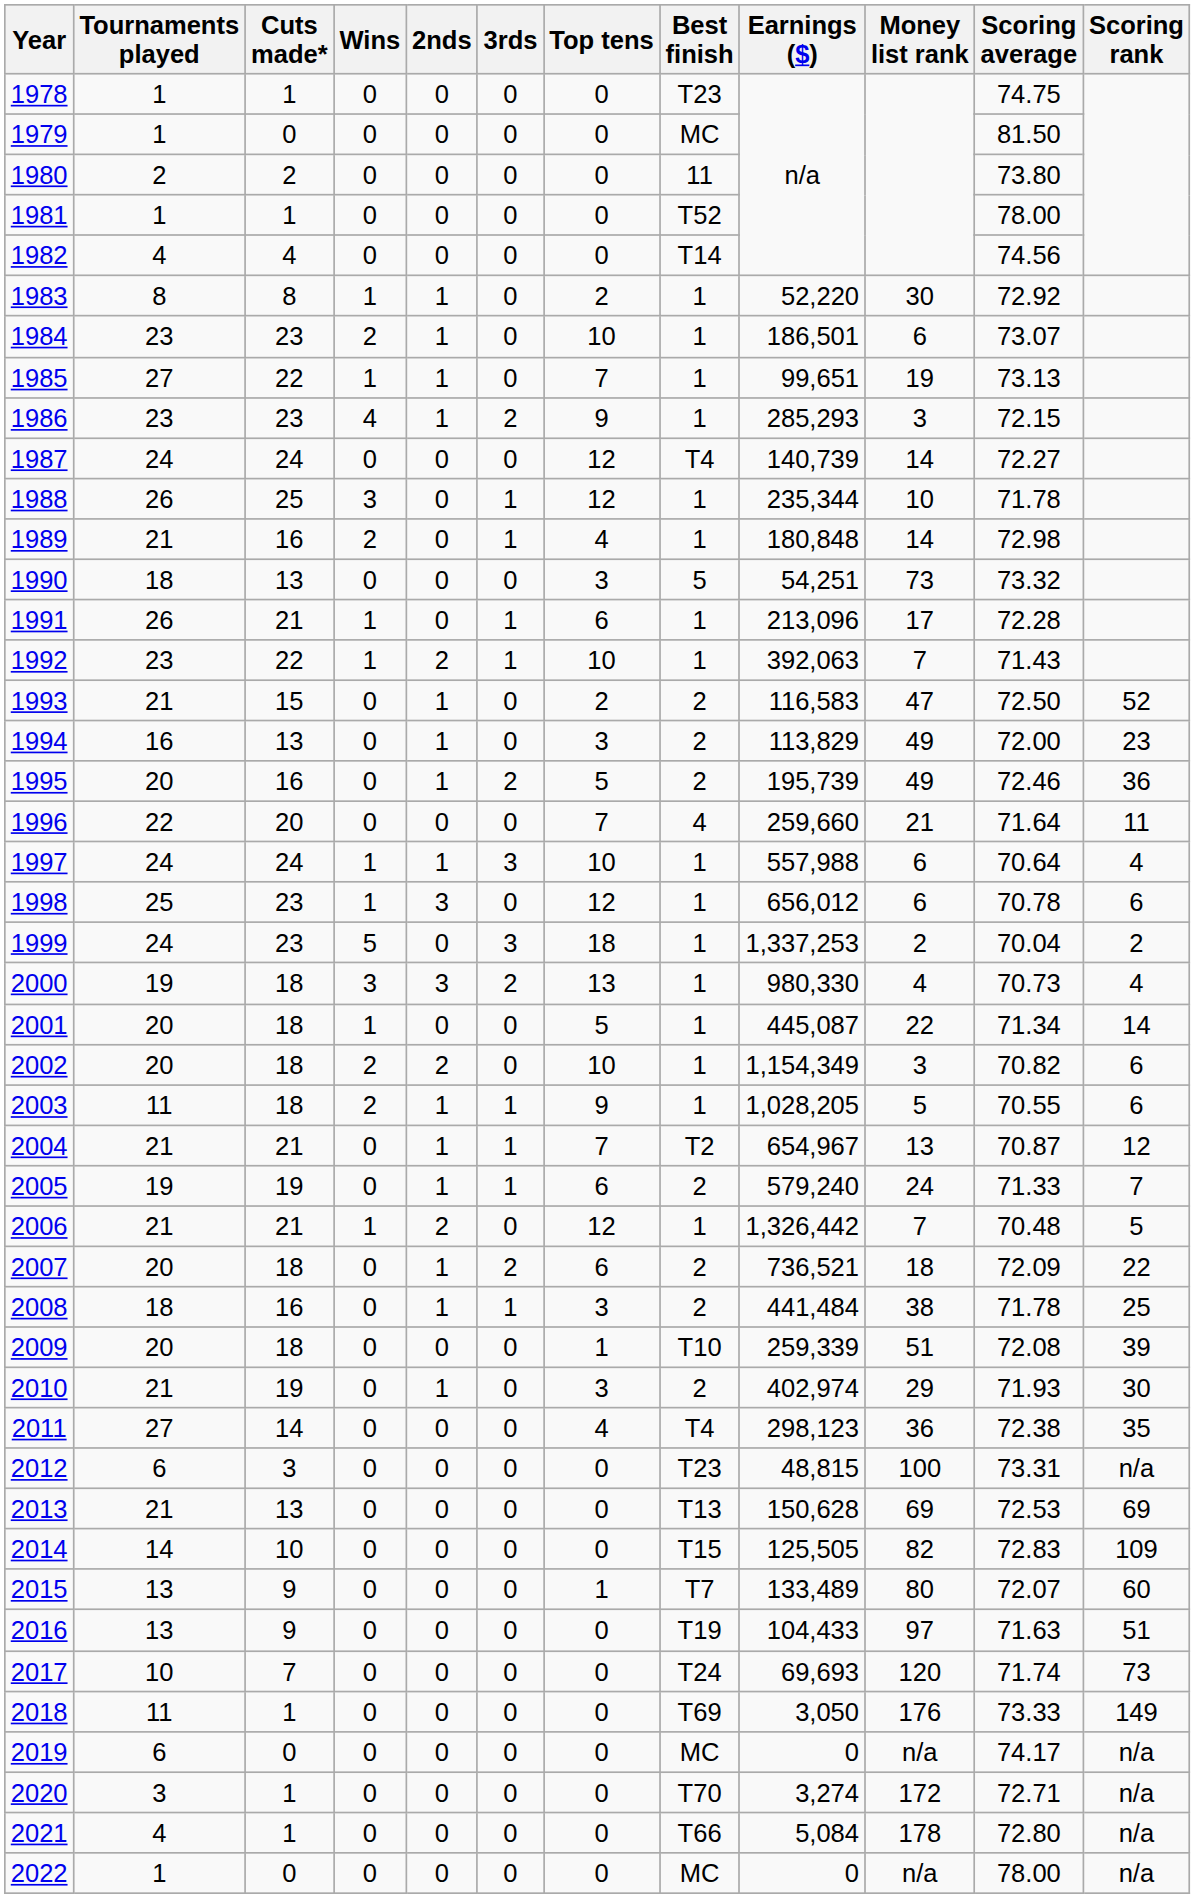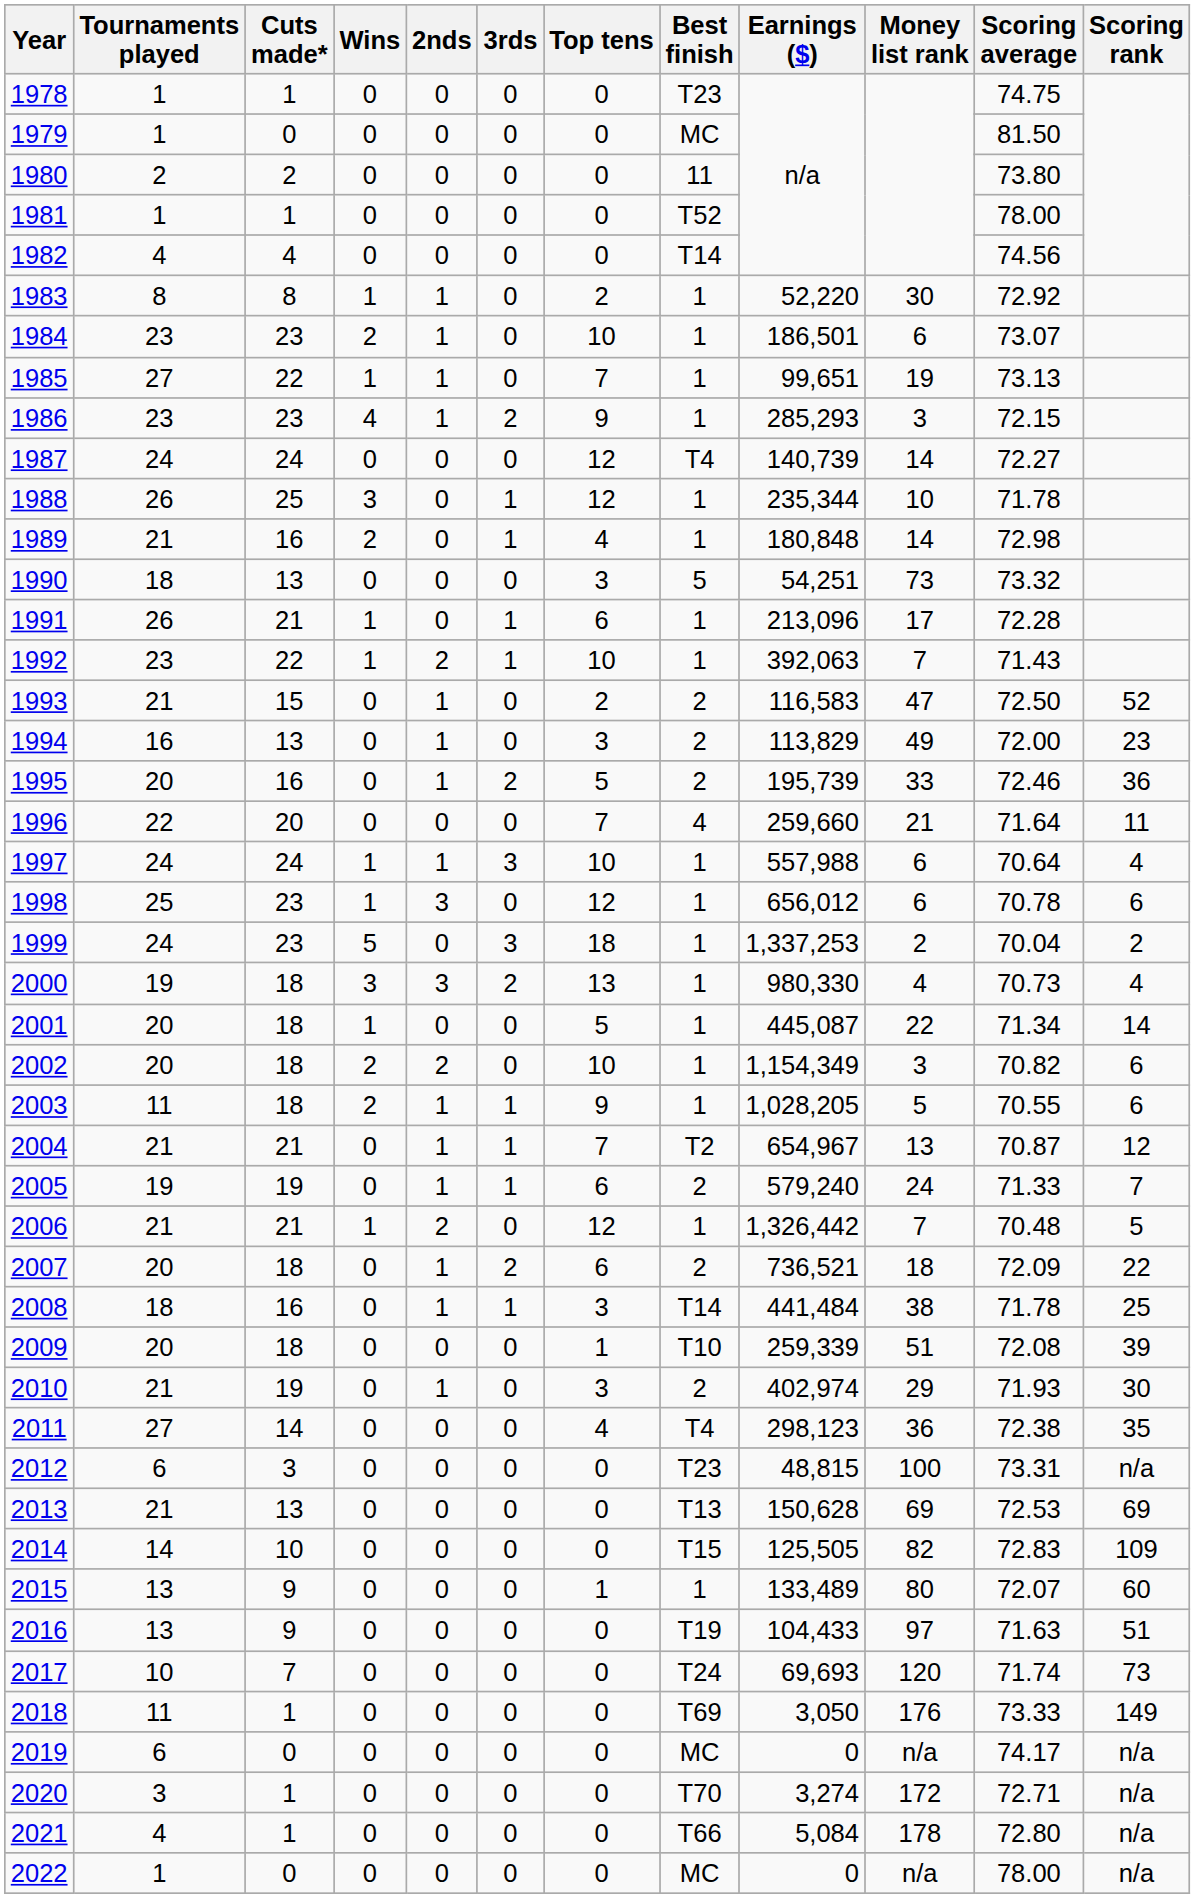(920, 781) 49 -> (920, 781) 33
(700, 1307) 2 -> (700, 1307) T14
(700, 1590) T7 -> (700, 1590) 1
